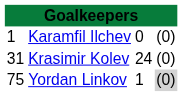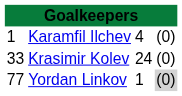(139, 37) 0 -> (139, 37) 4
(16, 58) 31 -> (16, 58) 33
(16, 80) 75 -> (16, 80) 77
